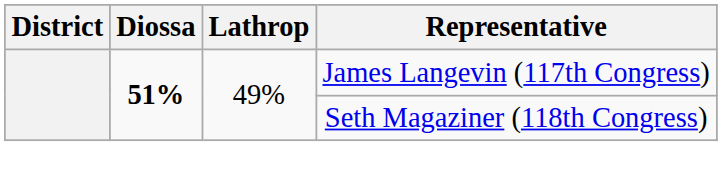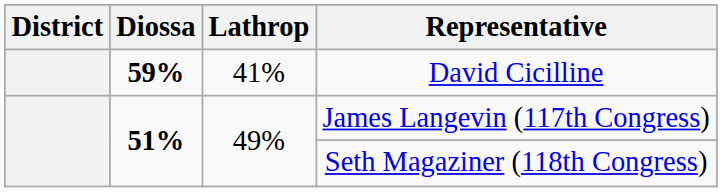+ row: (516, 72)
